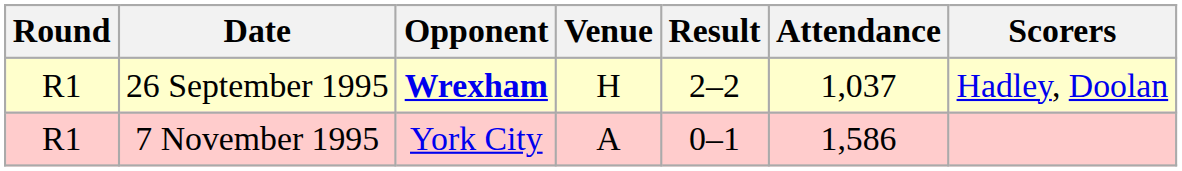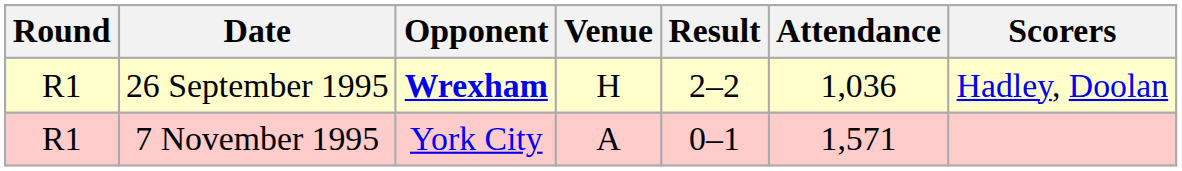(858, 84) 1,037 -> (858, 84) 1,036
(858, 138) 1,586 -> (858, 138) 1,571
